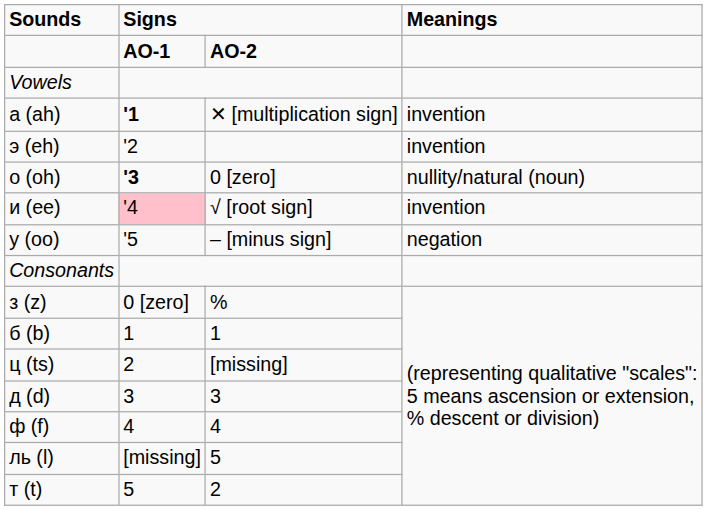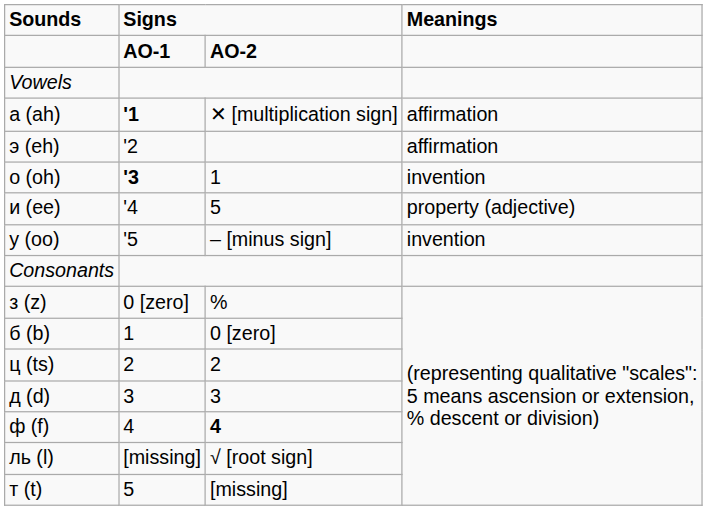(446, 114) invention -> (453, 114) affirmation
(446, 146) invention -> (453, 146) affirmation
(243, 177) 0 [zero] -> (215, 177) 1
(496, 177) nullity/natural (noun) -> (446, 177) invention
(131, 208) pink background -> (131, 208) no background
(261, 208) √ [root sign] -> (215, 208) 5
(446, 208) invention -> (491, 208) property (adjective)
(445, 239) negation -> (446, 239) invention
(215, 333) 1 -> (243, 333) 0 [zero]
(249, 364) [missing] -> (215, 364) 2
(215, 427) normal -> (215, 427) bold
(215, 458) 5 -> (261, 458) √ [root sign]
(215, 489) 2 -> (249, 489) [missing]
